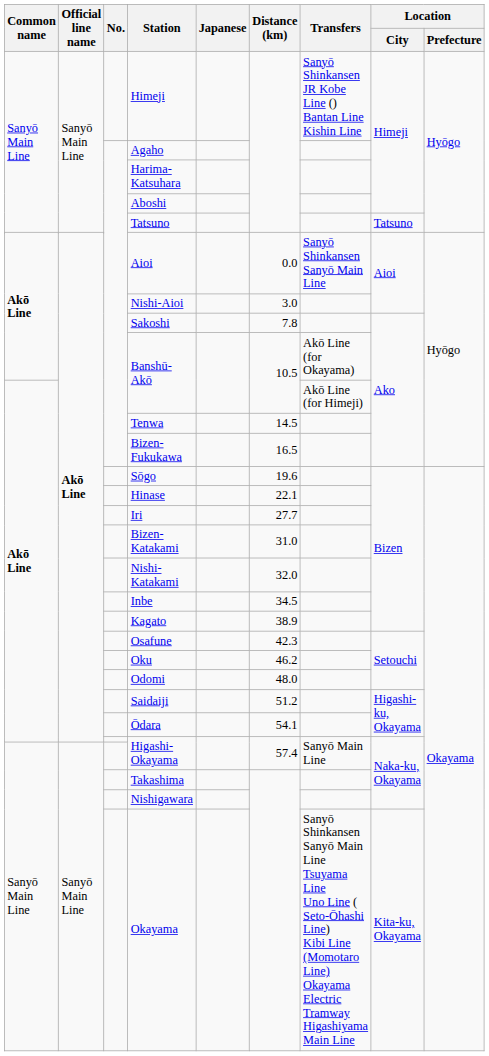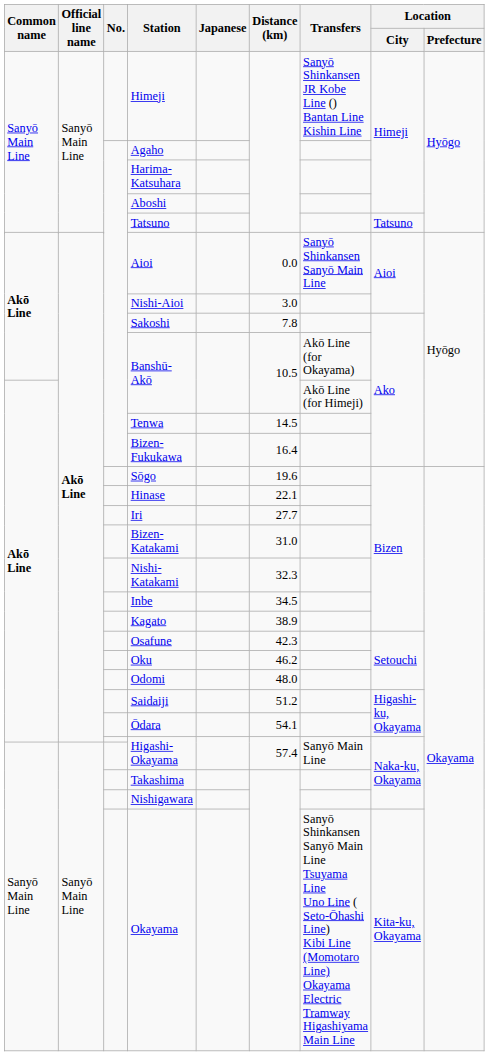(287, 449) 16.5 -> (287, 449) 16.4
(287, 575) 32.0 -> (287, 575) 32.3
